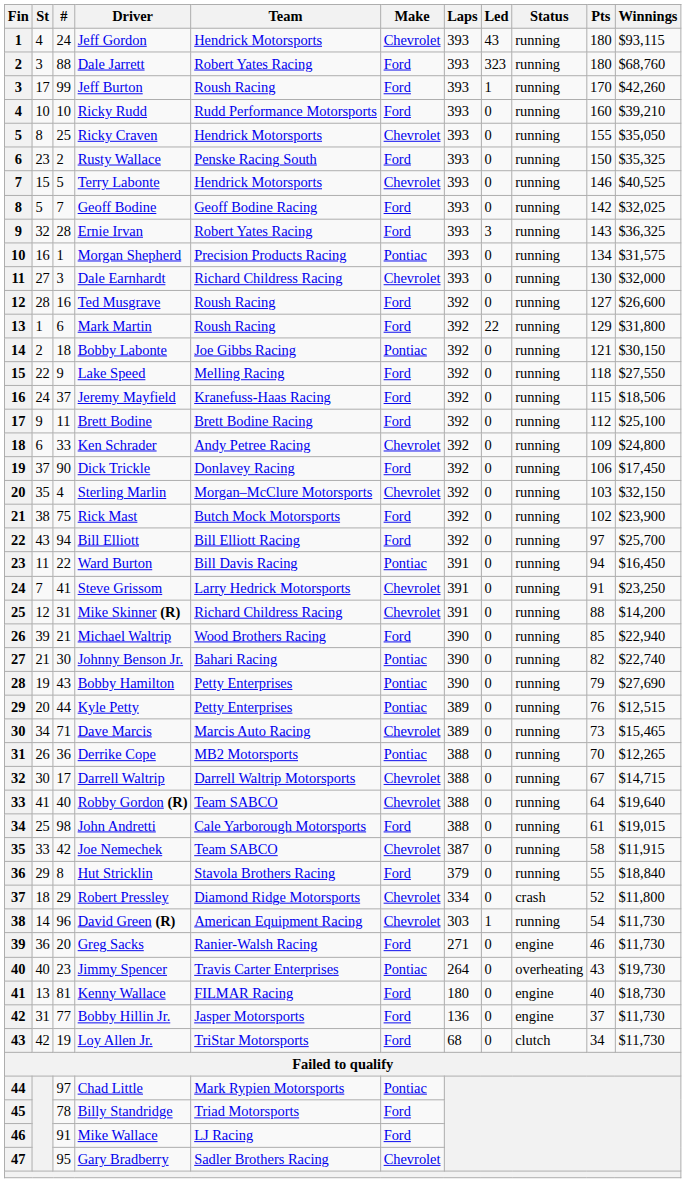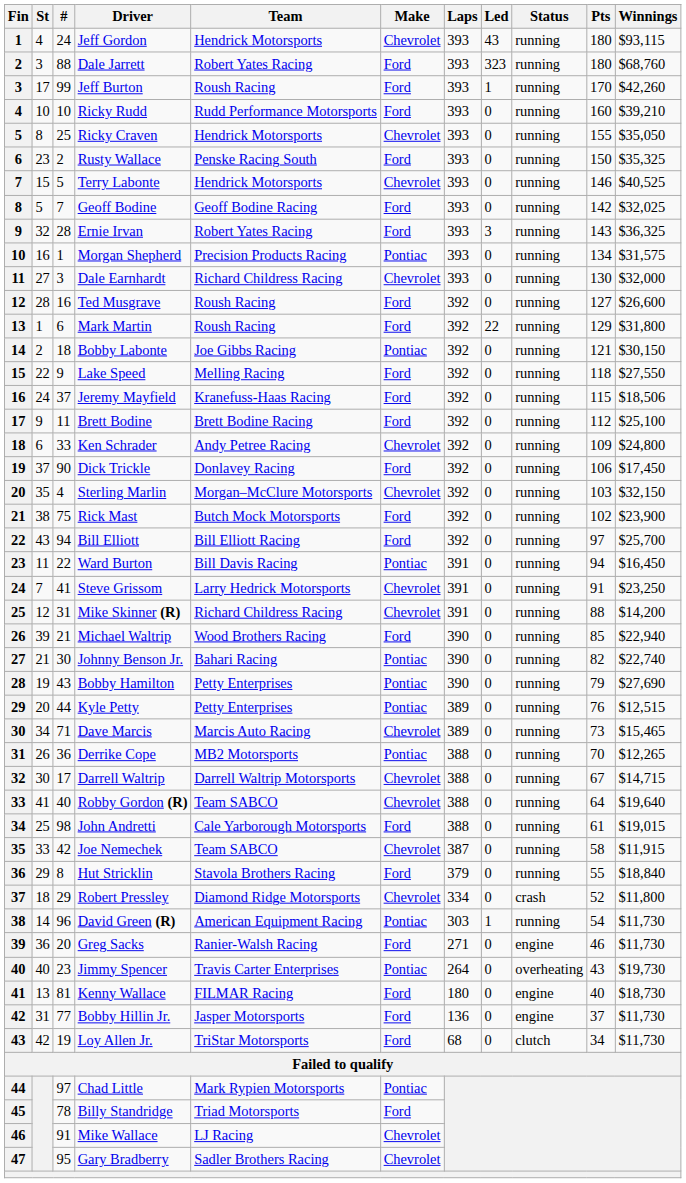(412, 921) Chevrolet -> (405, 921) Pontiac
(397, 1135) Ford -> (412, 1135) Chevrolet
